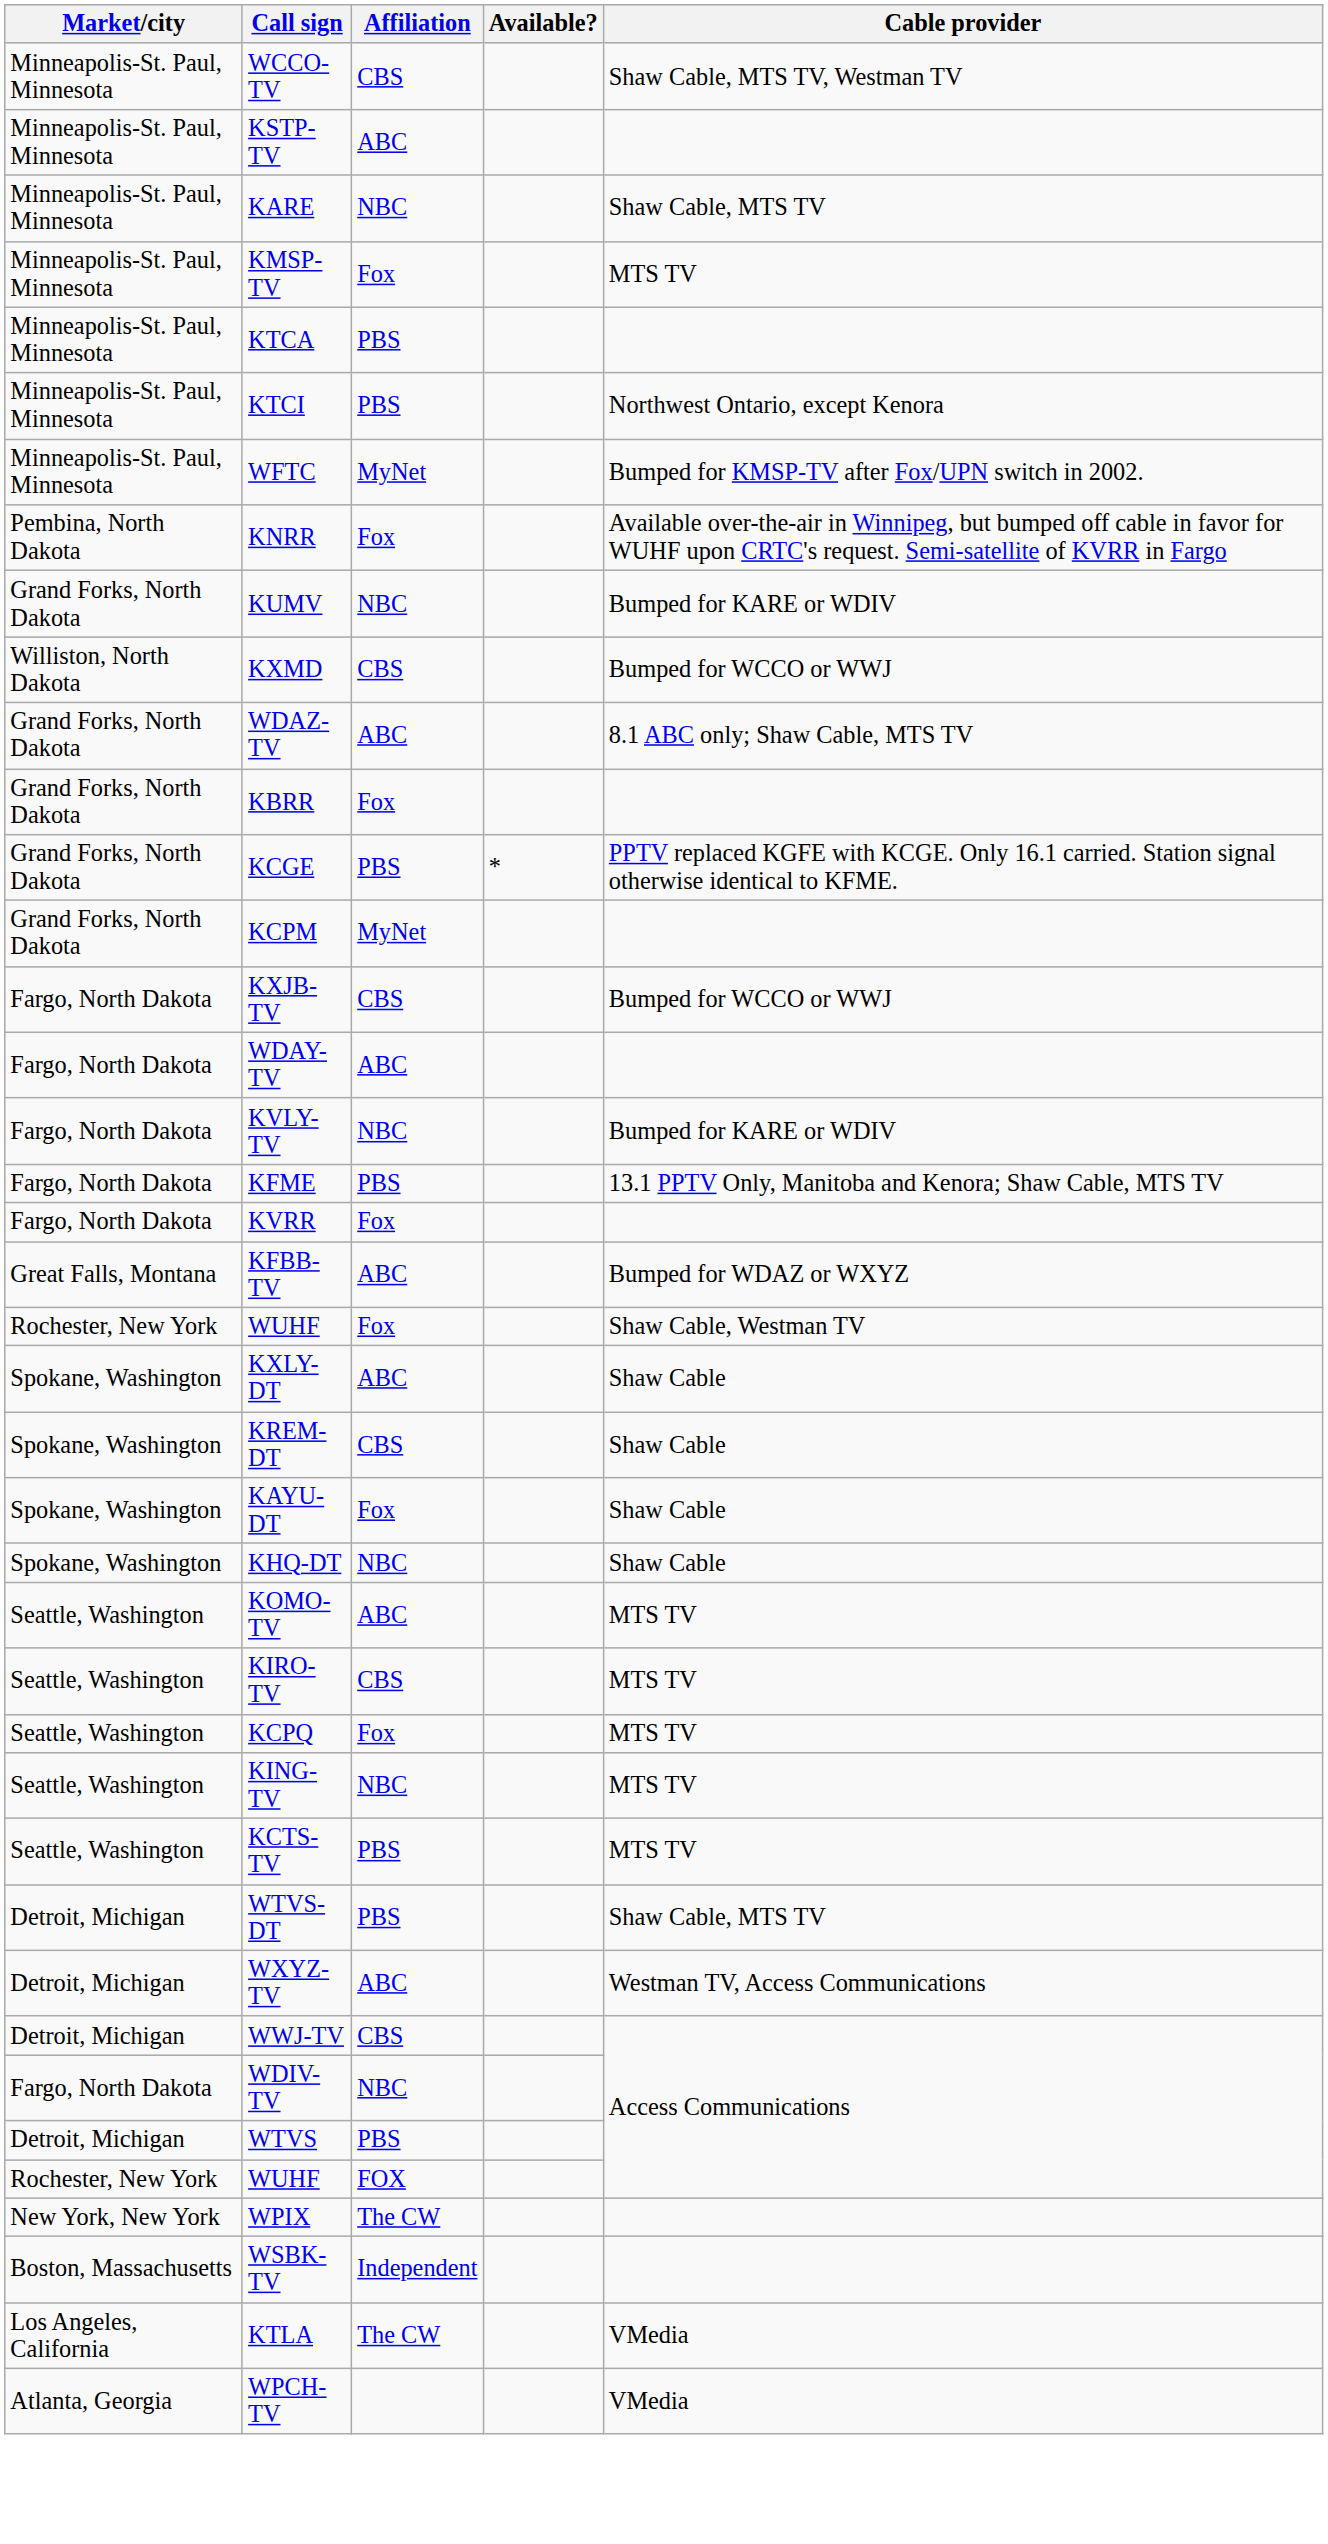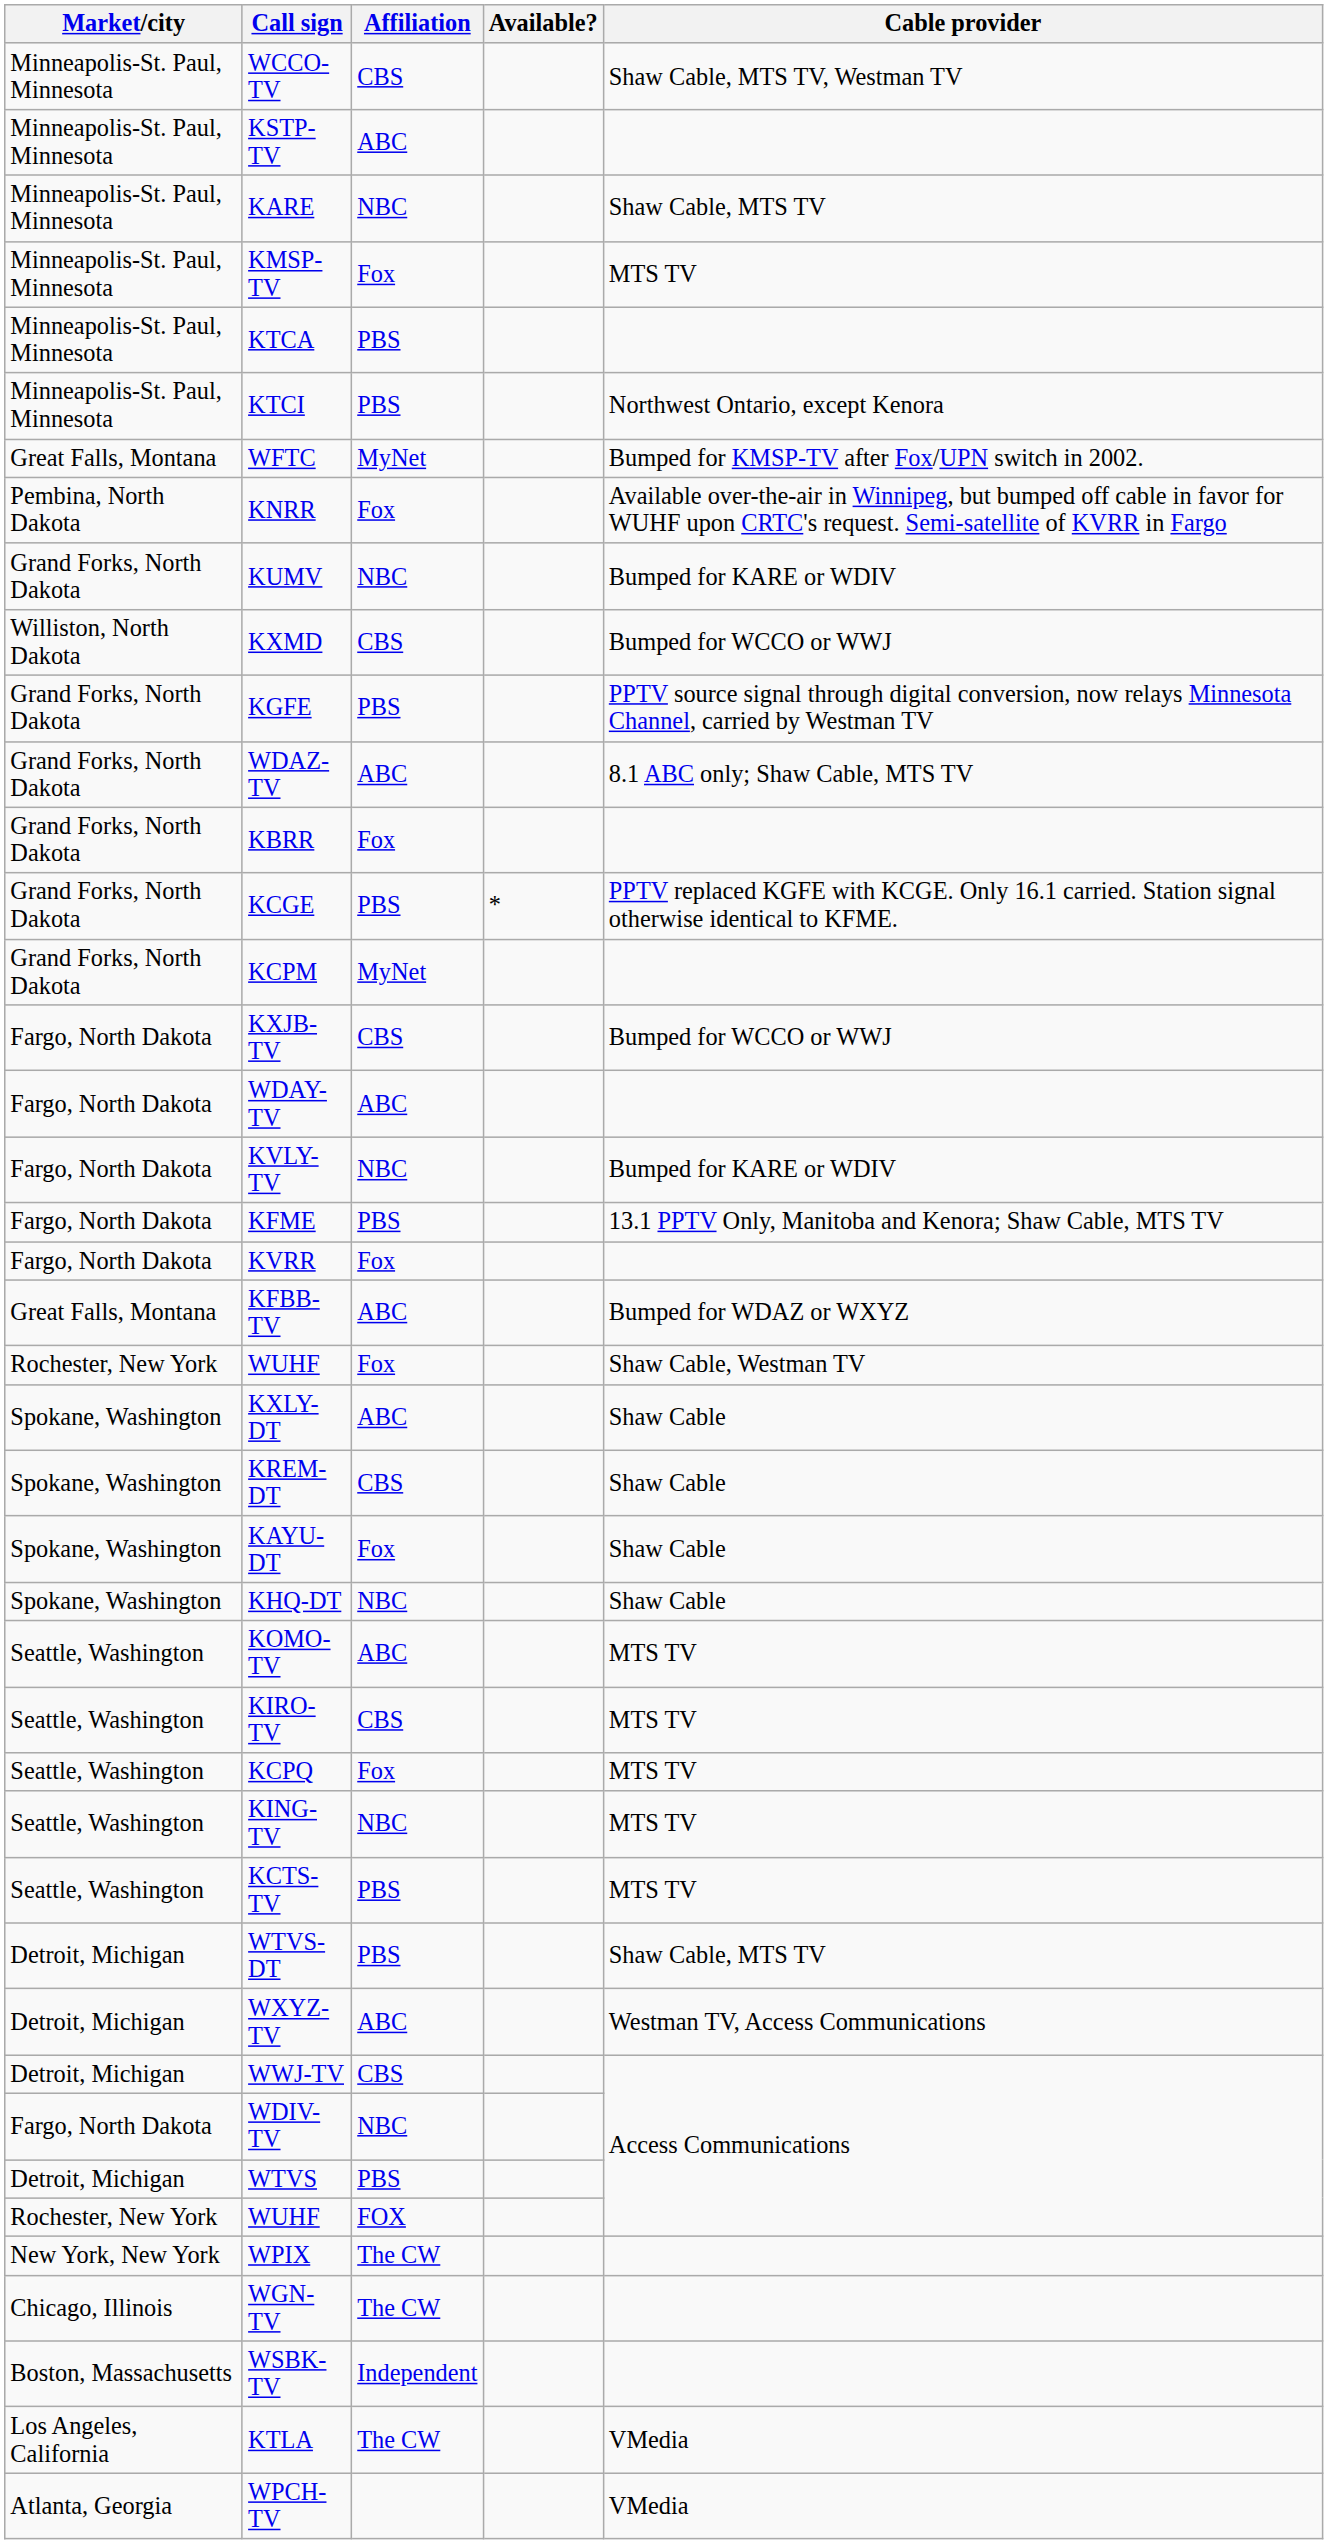(116, 471) Minneapolis-St. Paul, Minnesota -> (113, 457) Great Falls, Montana
+ row: (280, 707)
+ row: (281, 2307)
